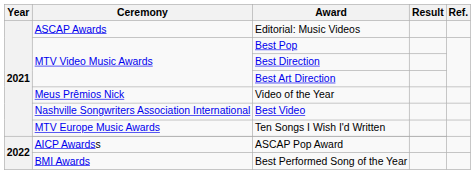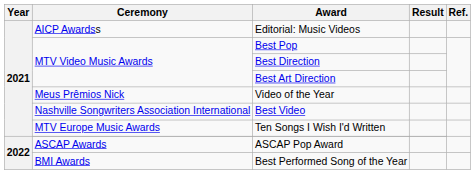(71, 29) ASCAP Awards -> (68, 29) AICP Awardss
(68, 144) AICP Awardss -> (71, 144) ASCAP Awards
